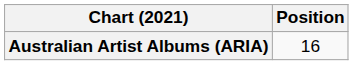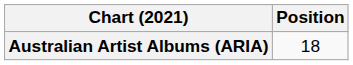(310, 45) 16 -> (310, 45) 18
